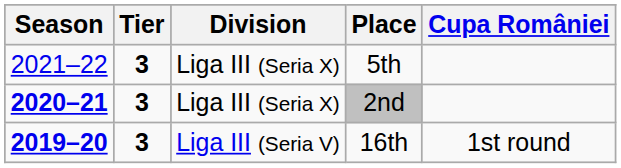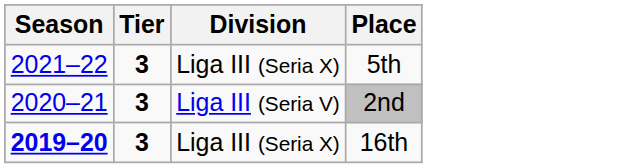- column: (519, 25)
(59, 104) bold -> (59, 104) normal
(258, 104) Liga III (Seria X) -> (258, 104) Liga III (Seria V)
(258, 143) Liga III (Seria V) -> (258, 143) Liga III (Seria X)
